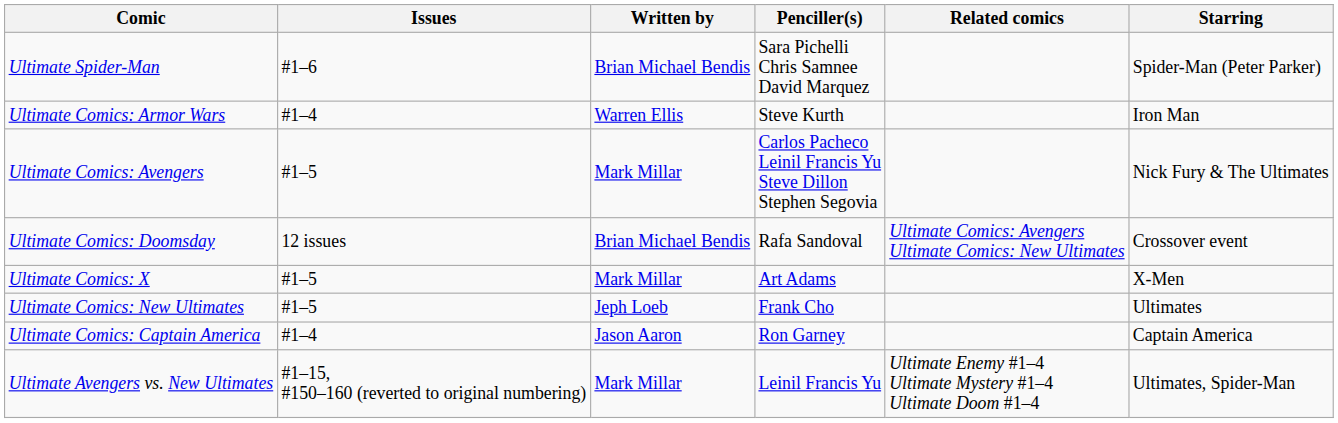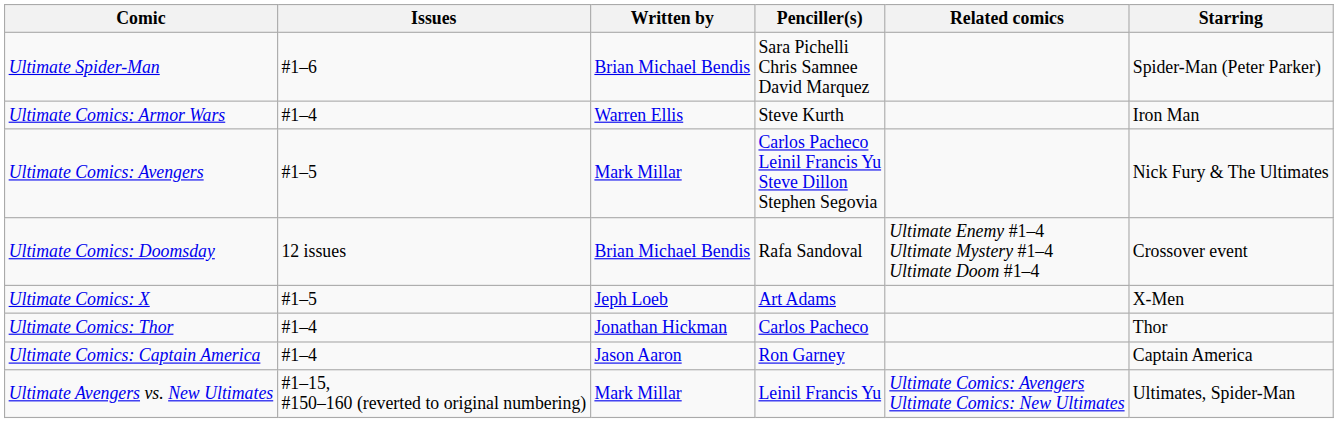(1007, 241) Ultimate Comics: Avengers Ultimate Comics: New Ultimates -> (971, 251) Ultimate Enemy #1–4 Ultimate Mystery #1–4 Ultimate Doom #1–4
(638, 279) Mark Millar -> (631, 299) Jeph Loeb
- row: (126, 307)
+ row: (91, 327)
(971, 383) Ultimate Enemy #1–4 Ultimate Mystery #1–4 Ultimate Doom #1–4 -> (1007, 393) Ultimate Comics: Avengers Ultimate Comics: New Ultimates
